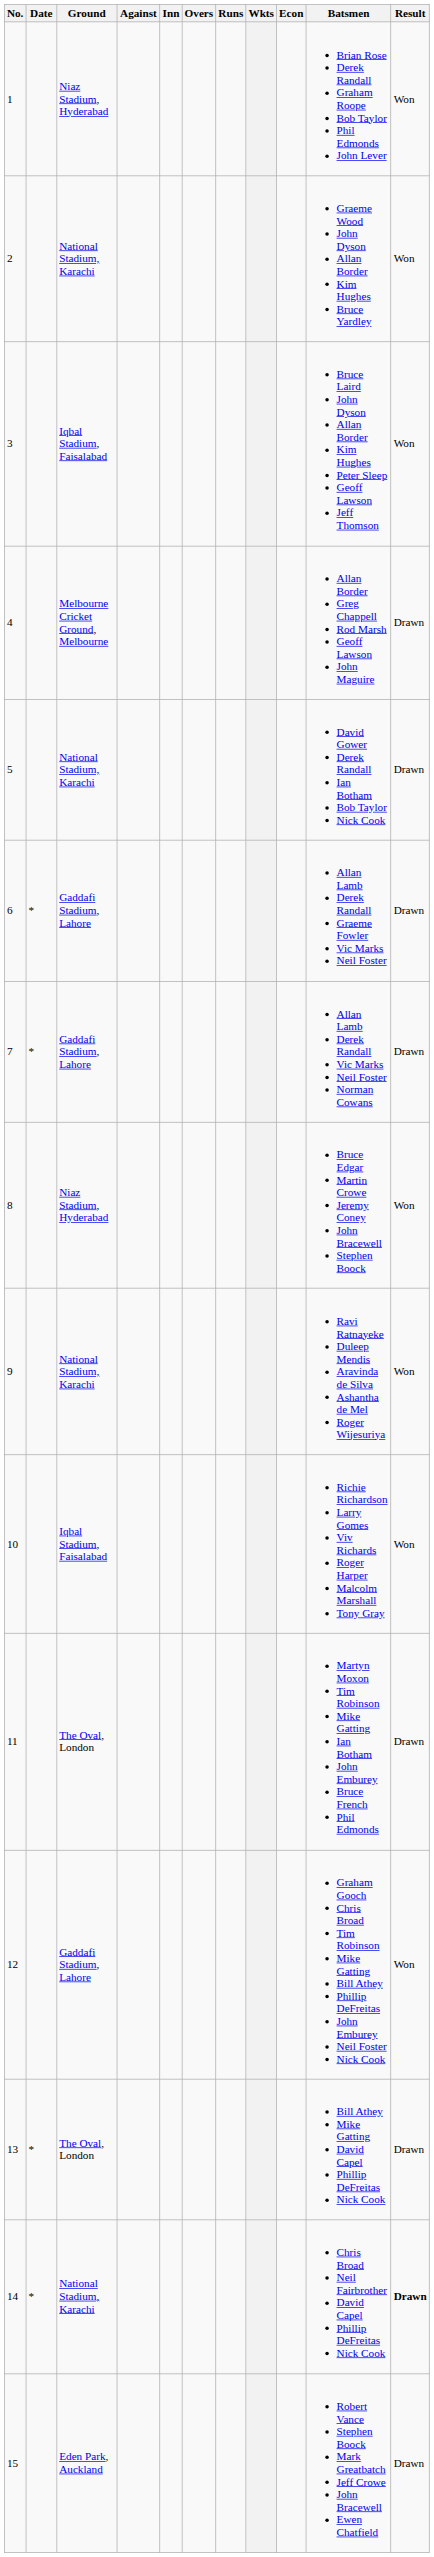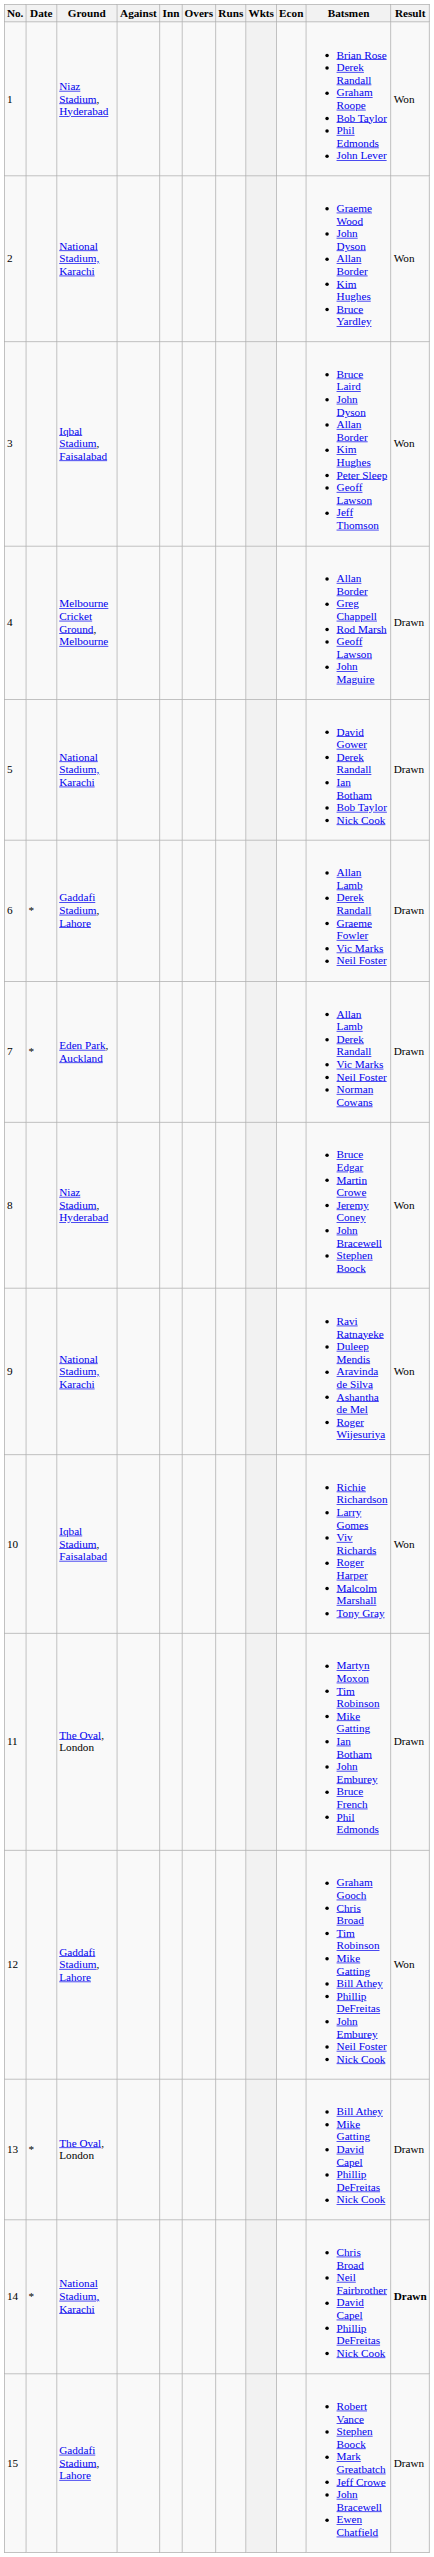(79, 1051) Gaddafi Stadium, Lahore -> (84, 1051) Eden Park, Auckland
(84, 2463) Eden Park, Auckland -> (79, 2463) Gaddafi Stadium, Lahore
